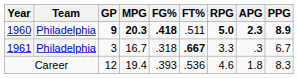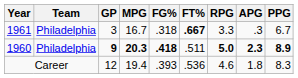rows swapped: (19, 31) <-> (19, 48)
